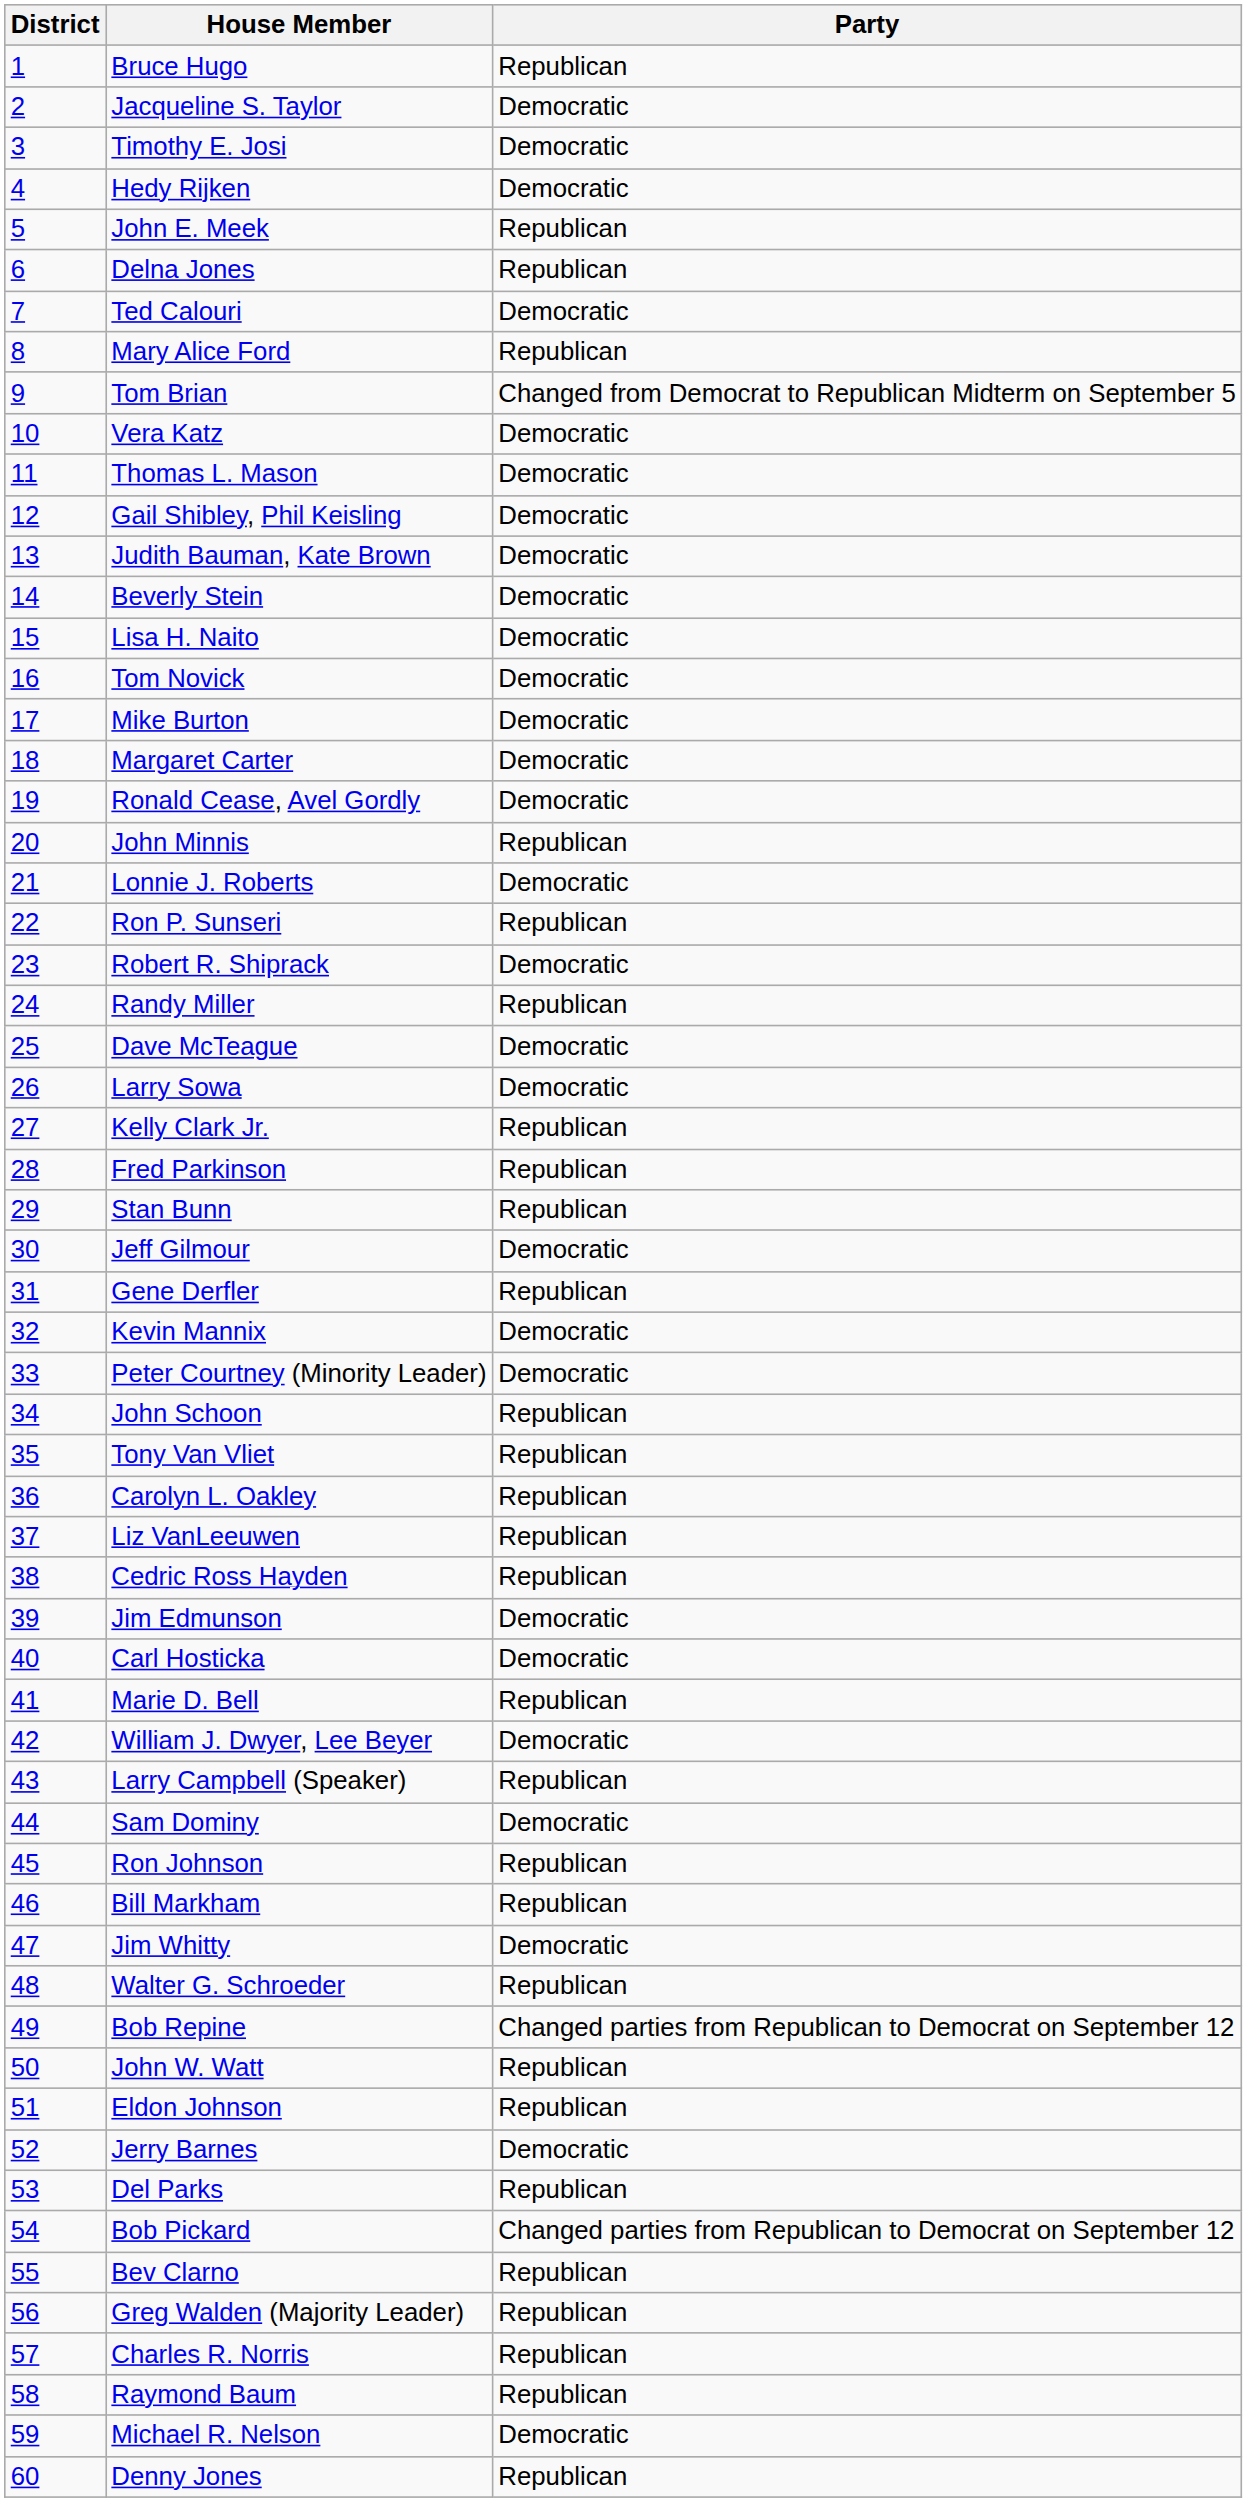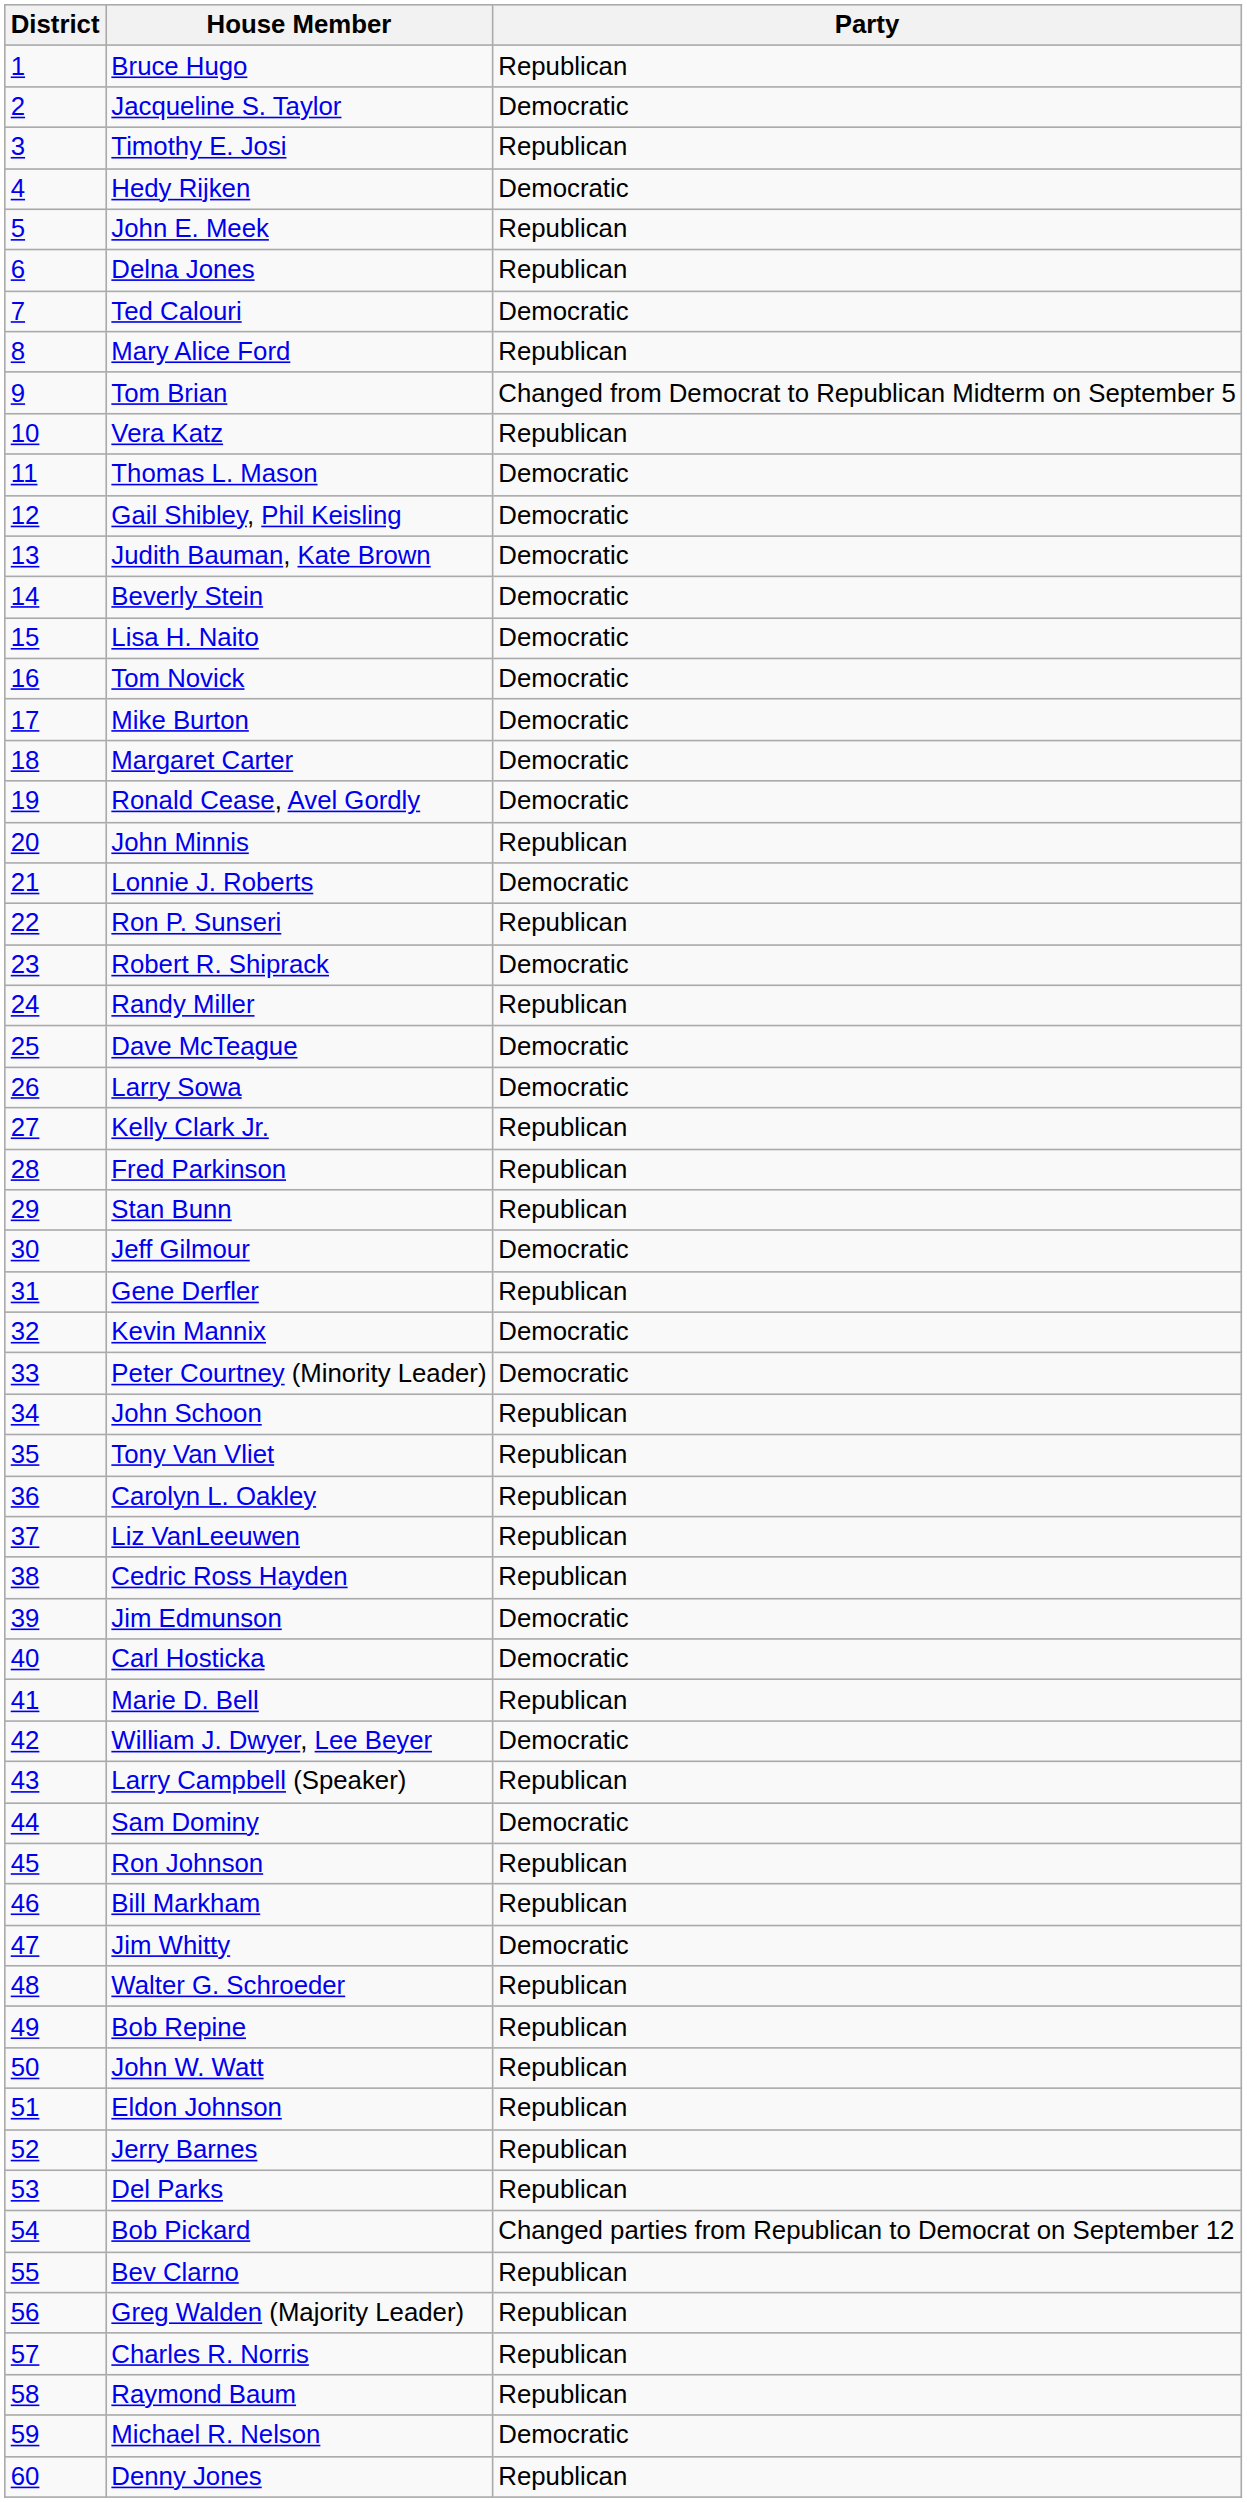(563, 147) Democratic -> (563, 147) Republican
(563, 433) Democratic -> (563, 433) Republican
(866, 2026) Changed parties from Republican to Democrat on September 12 -> (563, 2026) Republican
(563, 2149) Democratic -> (563, 2149) Republican
